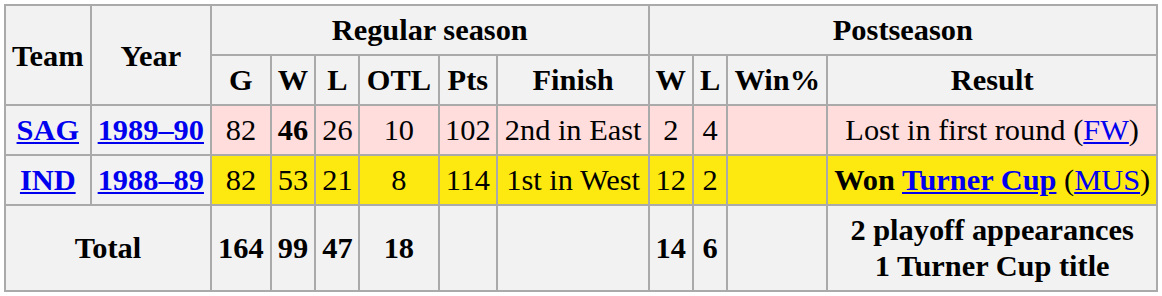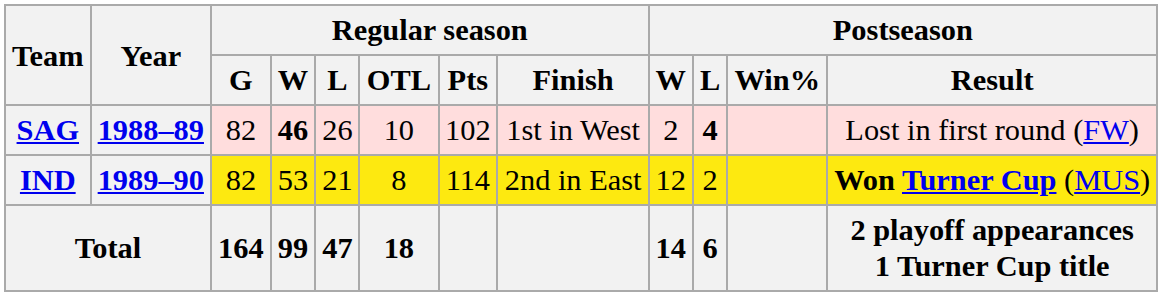(151, 130) 1989–90 -> (151, 130) 1988–89
(573, 130) 2nd in East -> (573, 130) 1st in West
(710, 130) normal -> (710, 130) bold
(151, 180) 1988–89 -> (151, 180) 1989–90
(573, 180) 1st in West -> (573, 180) 2nd in East
